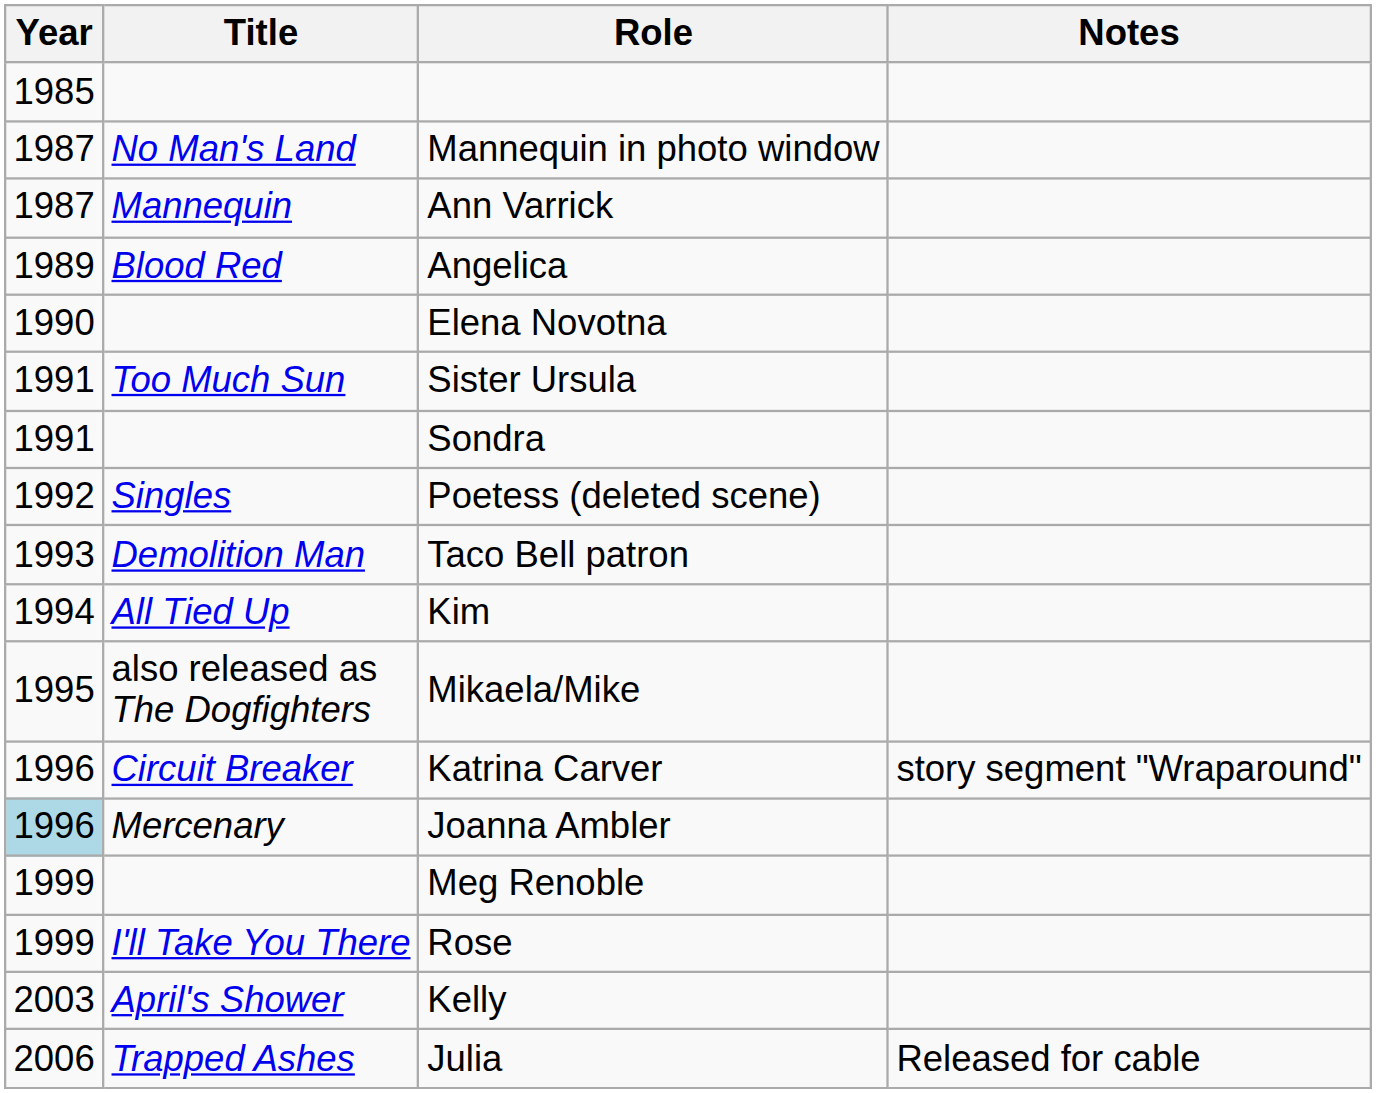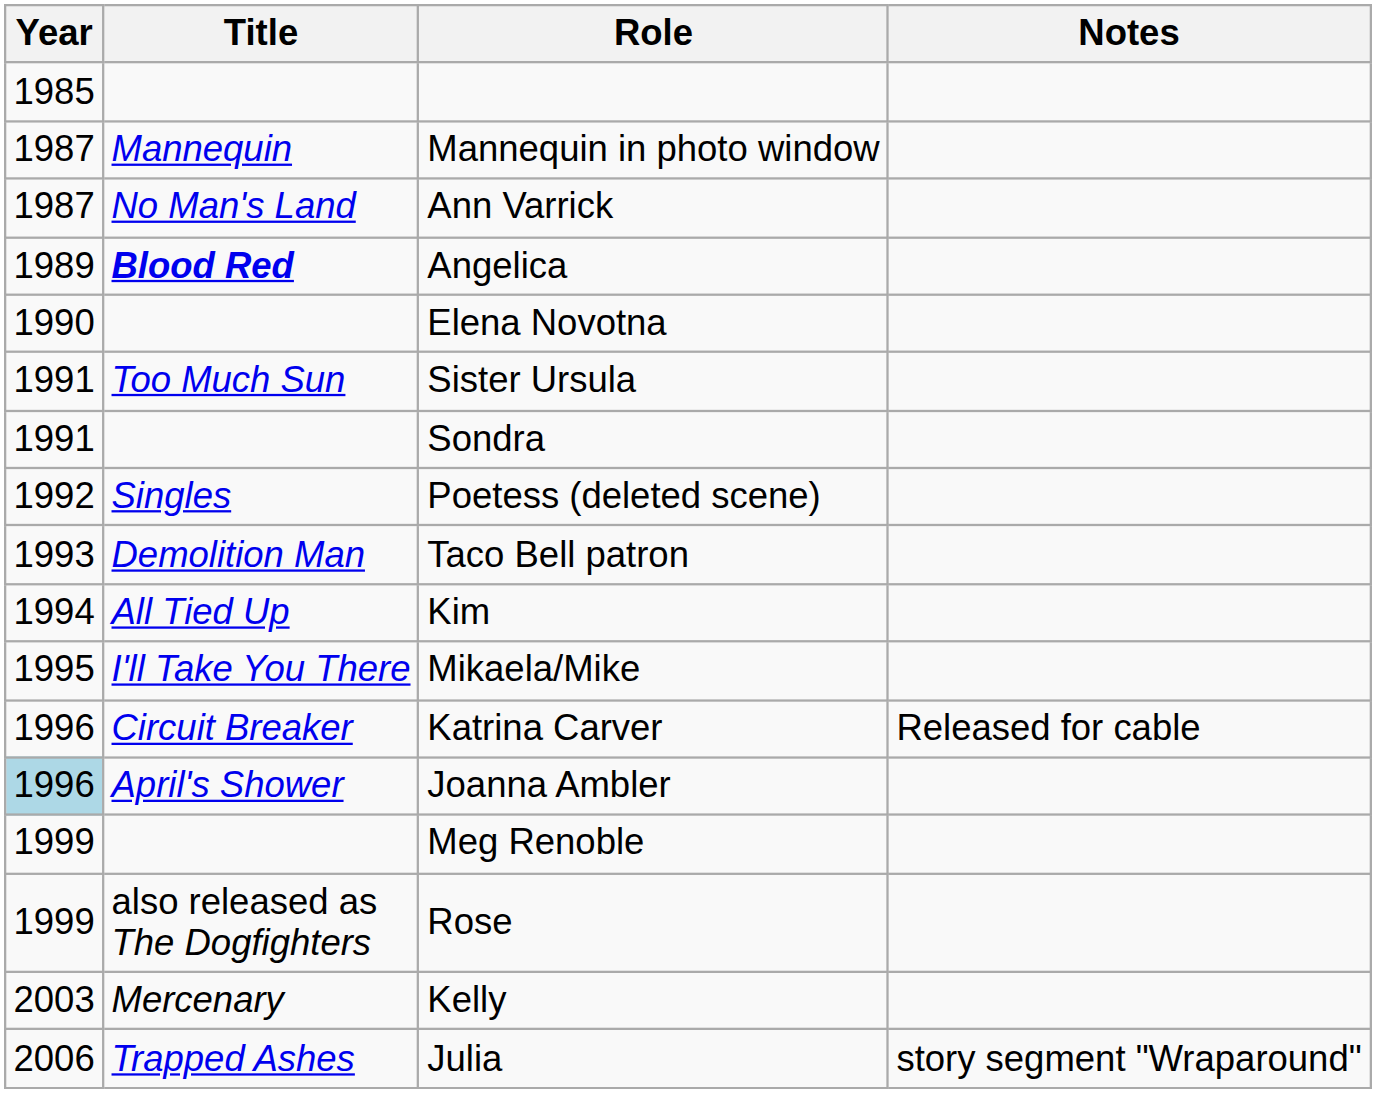(234, 149) No Man's Land -> (202, 149) Mannequin
(202, 206) Mannequin -> (234, 206) No Man's Land
(197, 264) normal -> (203, 264) bold
(244, 690) also released as The Dogfighters -> (261, 669) I'll Take You There
(1129, 768) story segment "Wraparound" -> (1049, 727) Released for cable
(198, 826) Mercenary -> (228, 785) April's Shower
(261, 942) I'll Take You There -> (244, 921) also released as The Dogfighters
(228, 1000) April's Shower -> (198, 1000) Mercenary
(1049, 1058) Released for cable -> (1129, 1058) story segment "Wraparound"
